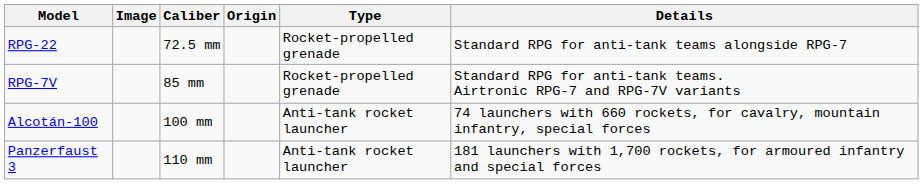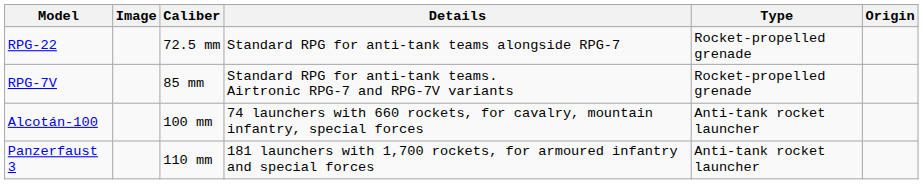columns swapped: (252, 16) <-> (684, 16)
